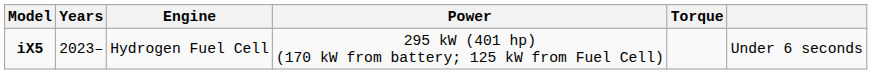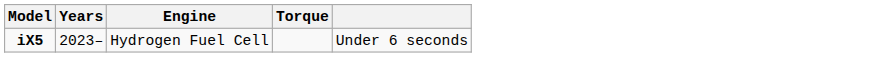- column: (470, 17)
